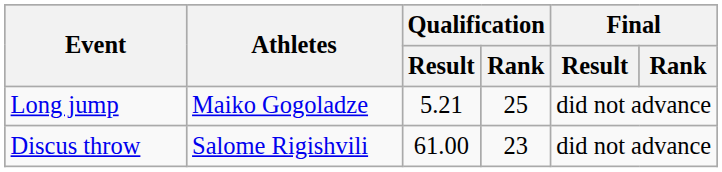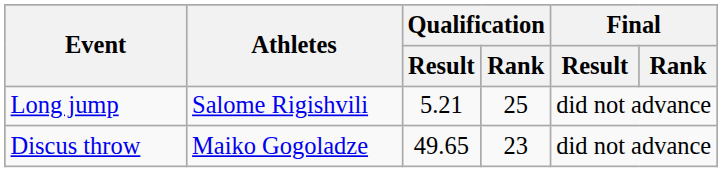(280, 105) Maiko Gogoladze -> (280, 105) Salome Rigishvili
(280, 146) Salome Rigishvili -> (280, 146) Maiko Gogoladze
(441, 146) 61.00 -> (441, 146) 49.65
